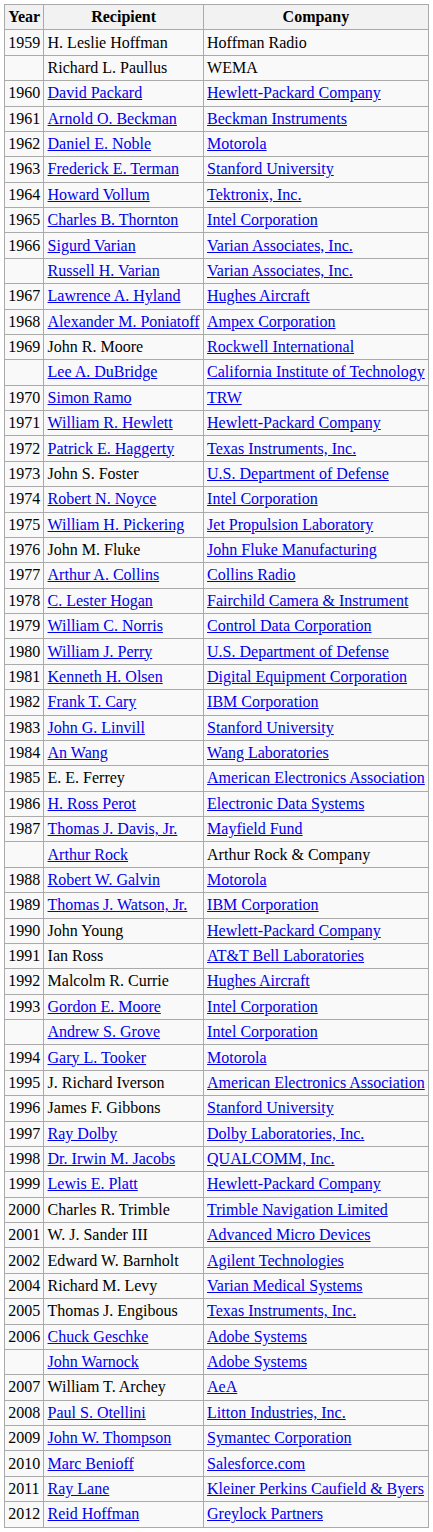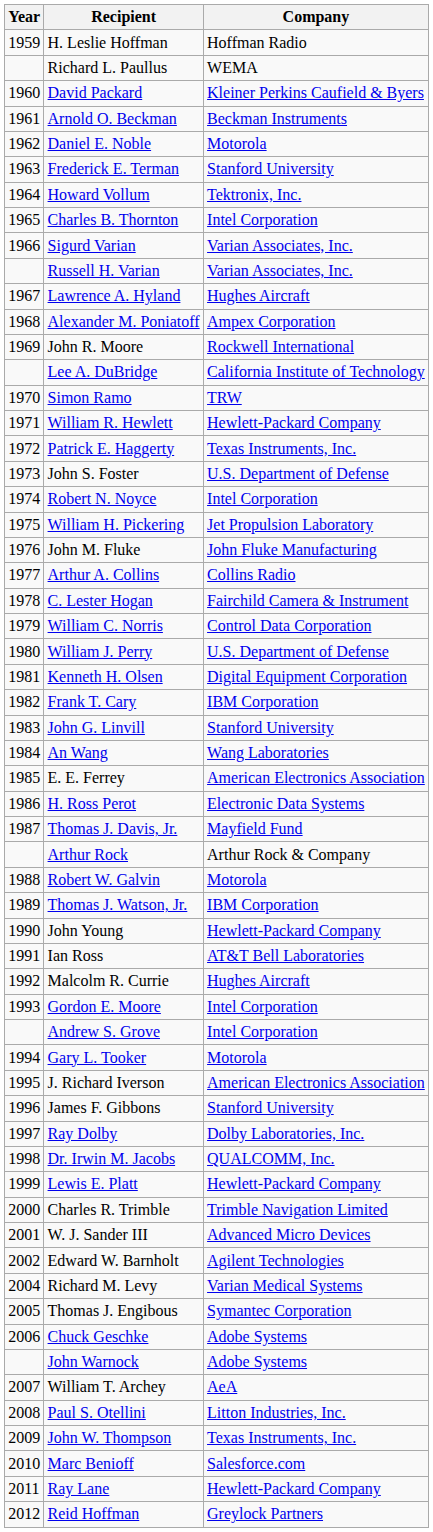(294, 93) Hewlett-Packard Company -> (315, 93) Kleiner Perkins Caufield & Byers
(282, 1311) Texas Instruments, Inc. -> (279, 1311) Symantec Corporation
(279, 1438) Symantec Corporation -> (282, 1438) Texas Instruments, Inc.
(315, 1488) Kleiner Perkins Caufield & Byers -> (294, 1488) Hewlett-Packard Company
